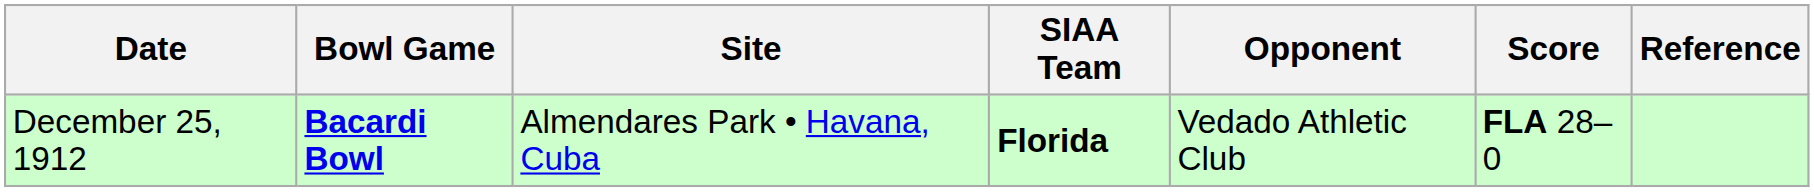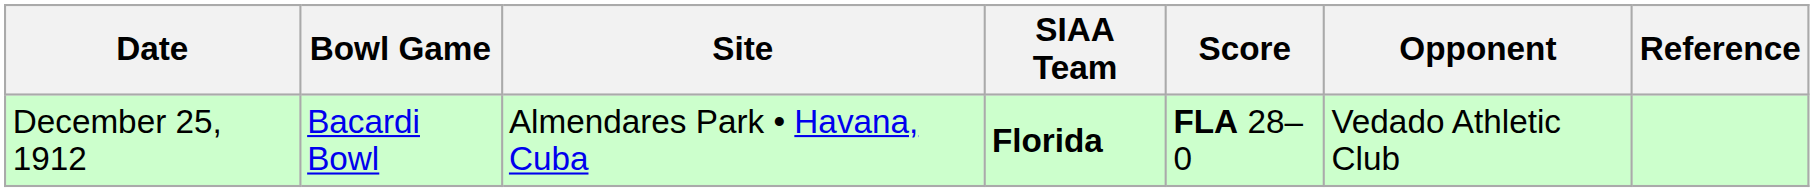columns swapped: (1322, 49) <-> (1554, 49)
(365, 139) bold -> (364, 139) normal
